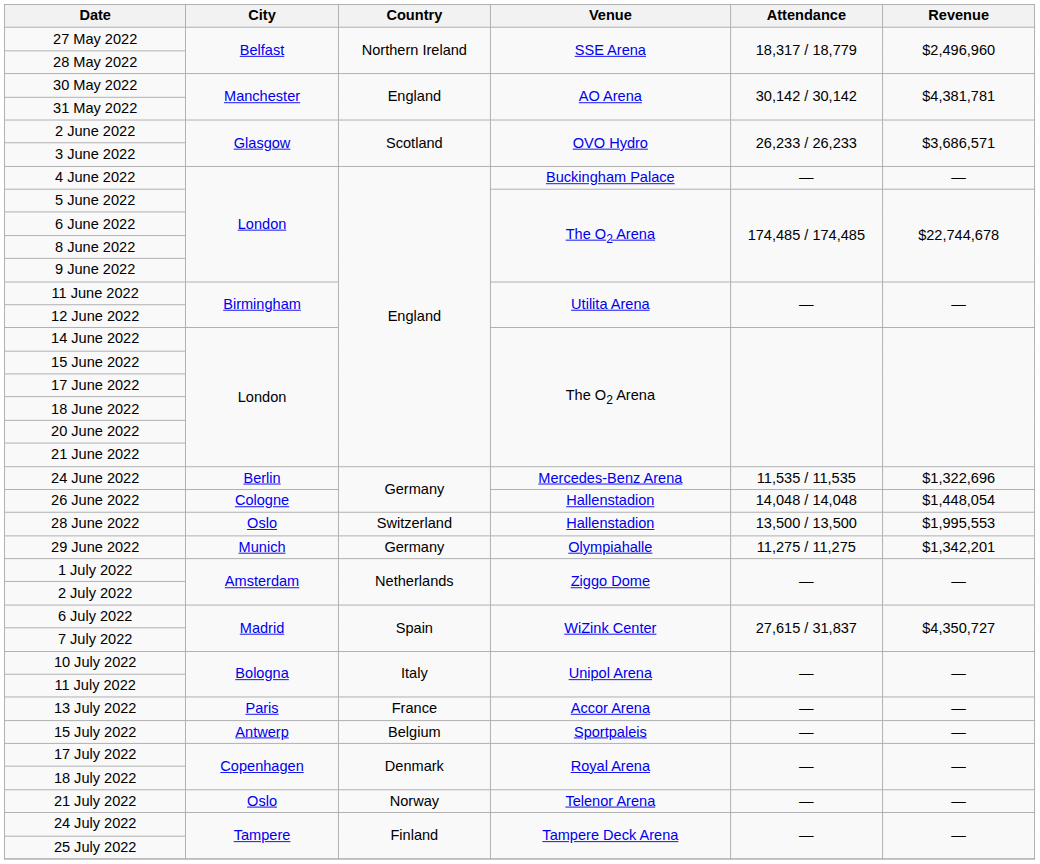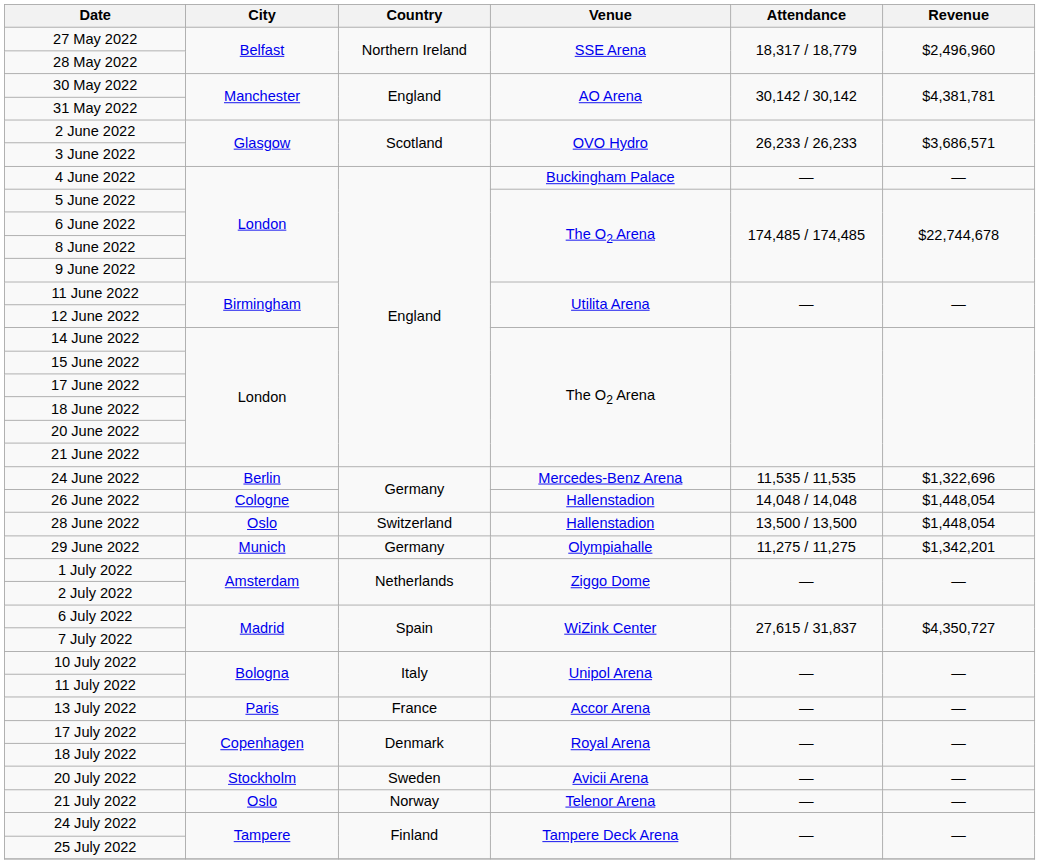(959, 524) $1,995,553 -> (959, 524) $1,448,054
- row: (95, 731)
+ row: (95, 778)
